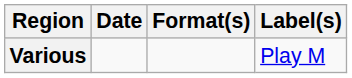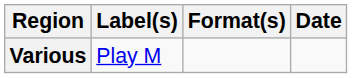columns swapped: (119, 21) <-> (301, 21)
